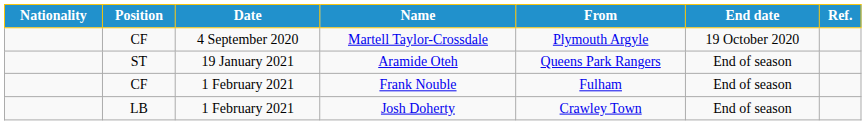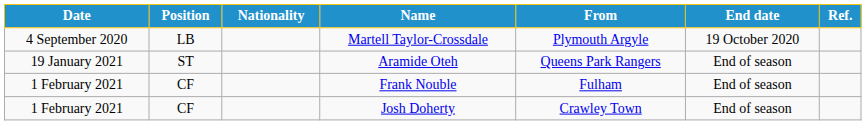columns swapped: (248, 16) <-> (53, 16)
(139, 39) CF -> (186, 39) LB
(139, 108) LB -> (186, 108) CF
